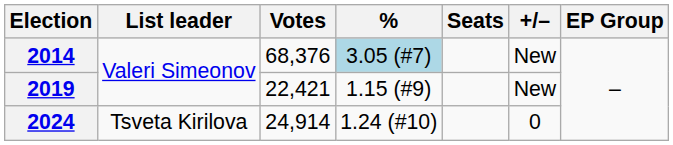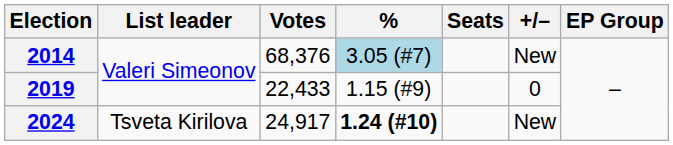(298, 88) 22,421 -> (298, 88) 22,433
(535, 88) New -> (535, 88) 0
(298, 122) 24,914 -> (298, 122) 24,917
(389, 122) normal -> (389, 122) bold
(535, 122) 0 -> (535, 122) New
